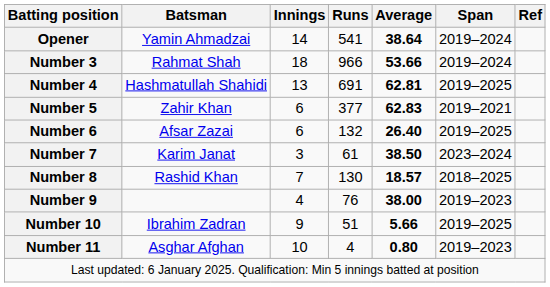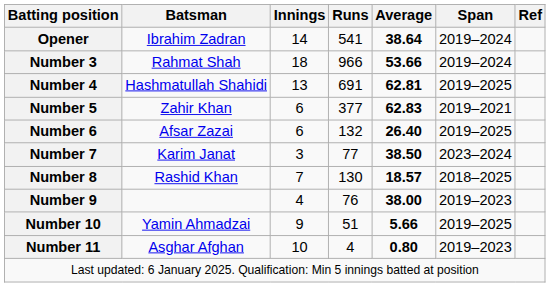(196, 39) Yamin Ahmadzai -> (196, 39) Ibrahim Zadran
(350, 154) 61 -> (350, 154) 77
(196, 223) Ibrahim Zadran -> (196, 223) Yamin Ahmadzai
